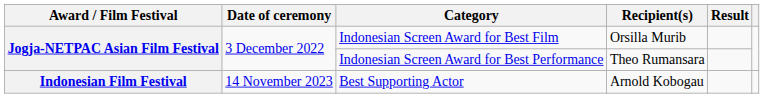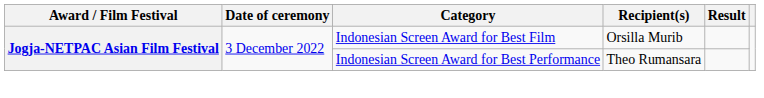- row: (401, 81)
